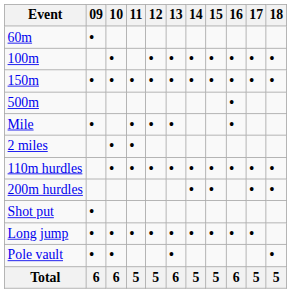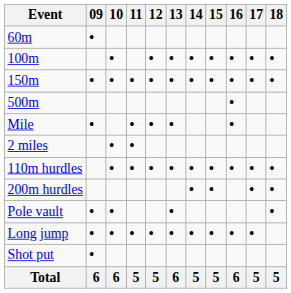rows swapped: (31, 211) <-> (35, 255)
